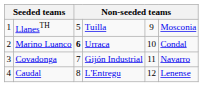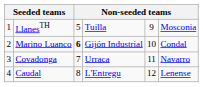(97, 44) Urraca -> (114, 44) Gijón Industrial
(114, 59) Gijón Industrial -> (97, 59) Urraca
